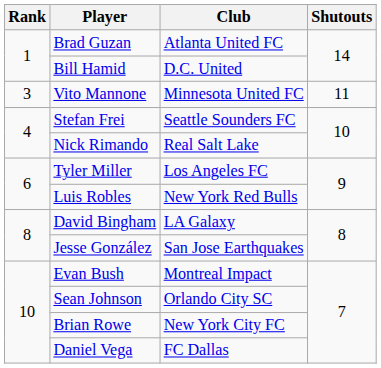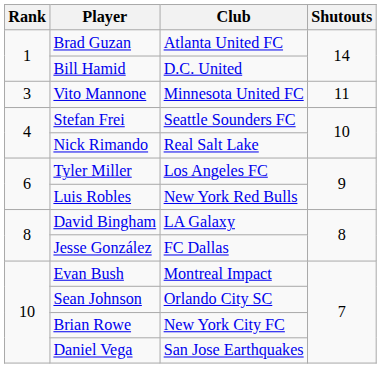(234, 247) San Jose Earthquakes -> (196, 247) FC Dallas
(196, 350) FC Dallas -> (234, 350) San Jose Earthquakes
